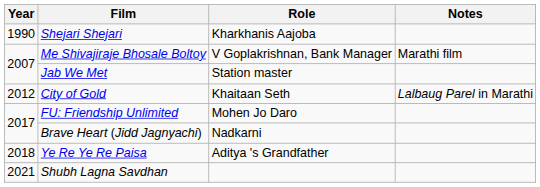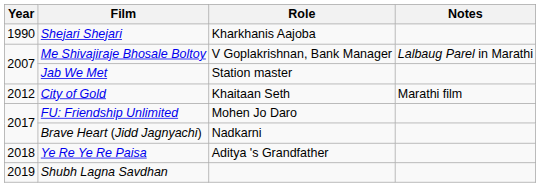(430, 53) Marathi film -> (465, 53) Lalbaug Parel in Marathi
(465, 93) Lalbaug Parel in Marathi -> (430, 93) Marathi film
(21, 172) 2021 -> (21, 172) 2019
